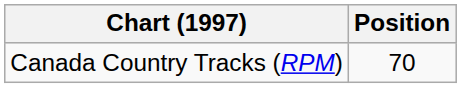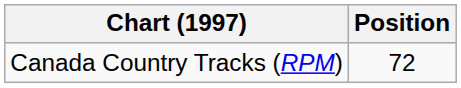(402, 62) 70 -> (402, 62) 72
